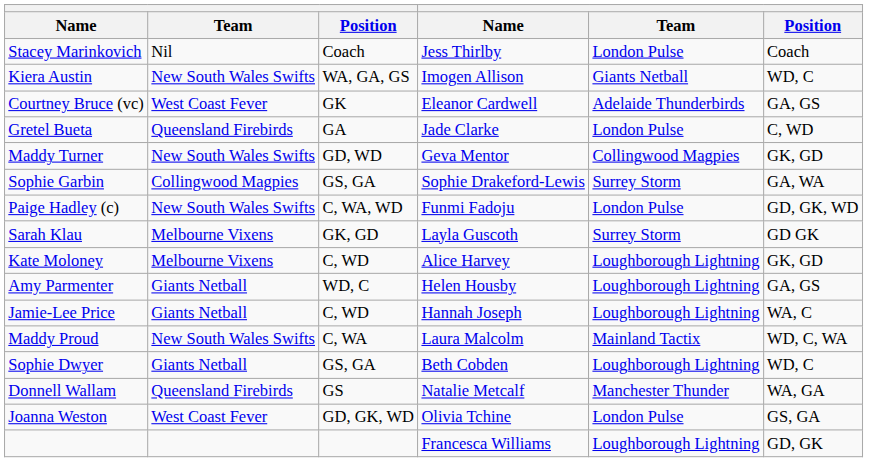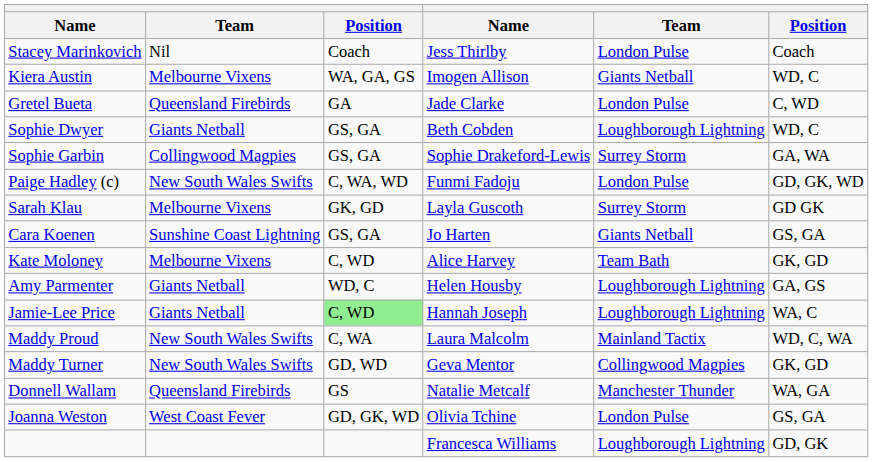(233, 77) New South Wales Swifts -> (210, 77) Melbourne Vixens
- row: (76, 103)
rows swapped: (56, 364) <-> (56, 155)
+ row: (52, 234)
(676, 260) Loughborough Lightning -> (634, 260) Team Bath
(346, 312) no background -> (351, 312) lightgreen background
